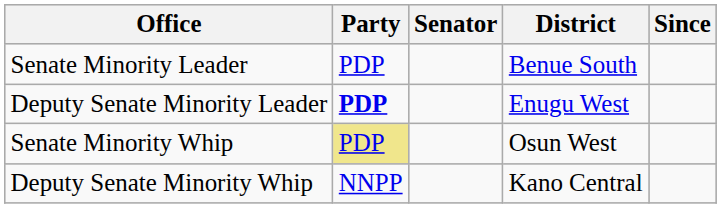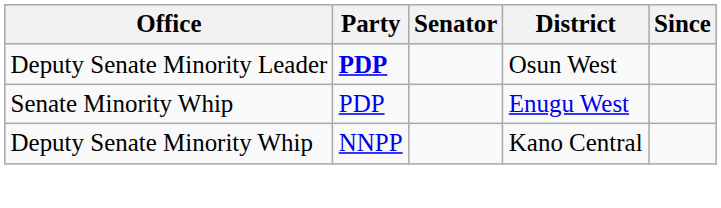- row: (129, 63)
(569, 103) Enugu West -> (563, 63) Osun West
(362, 143) khaki background -> (362, 103) no background
(563, 143) Osun West -> (569, 103) Enugu West
